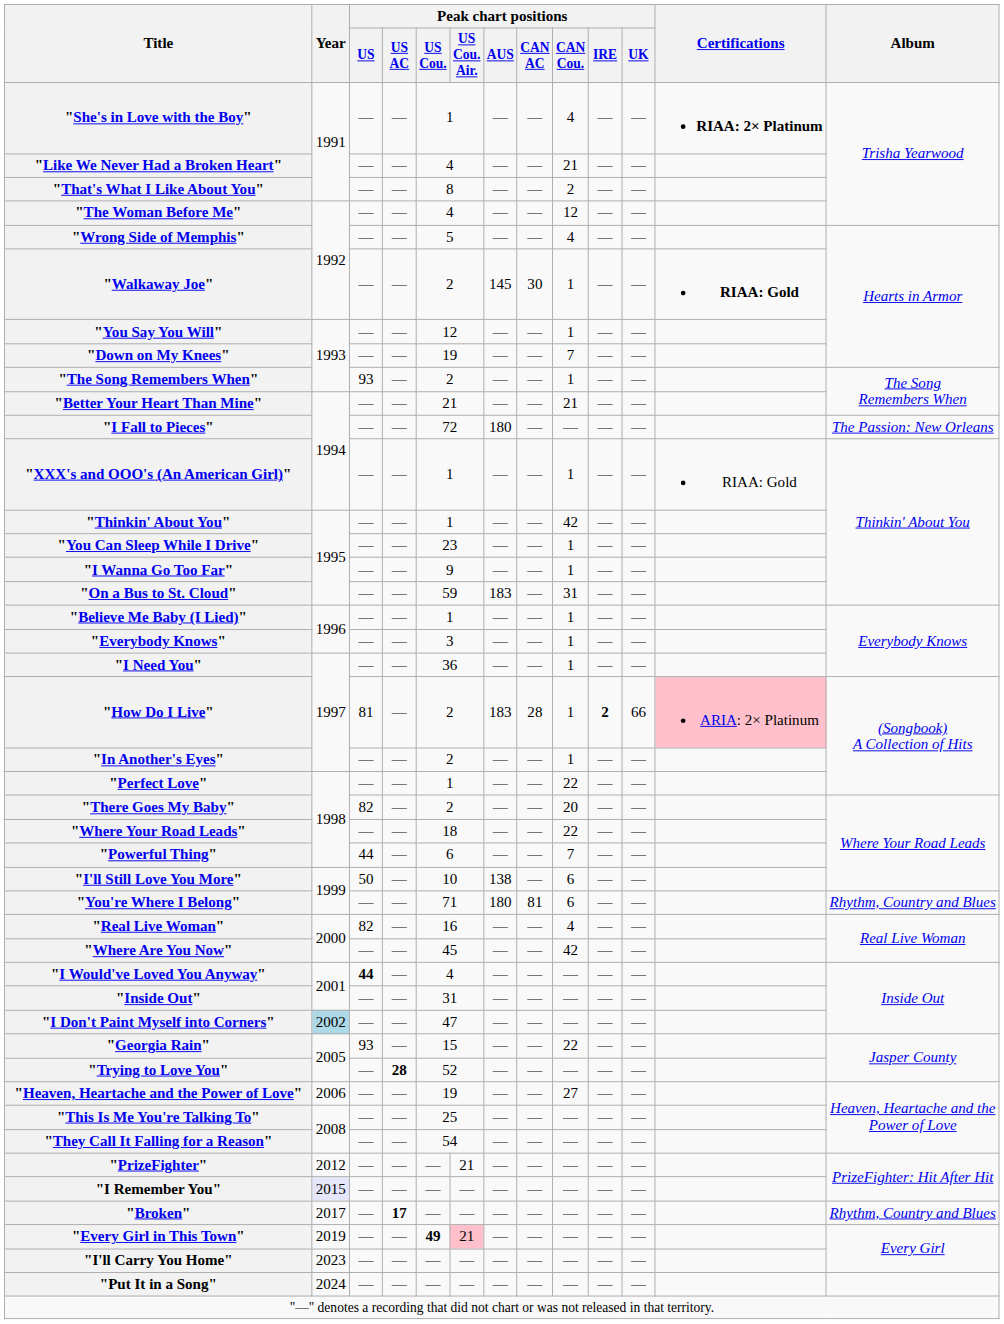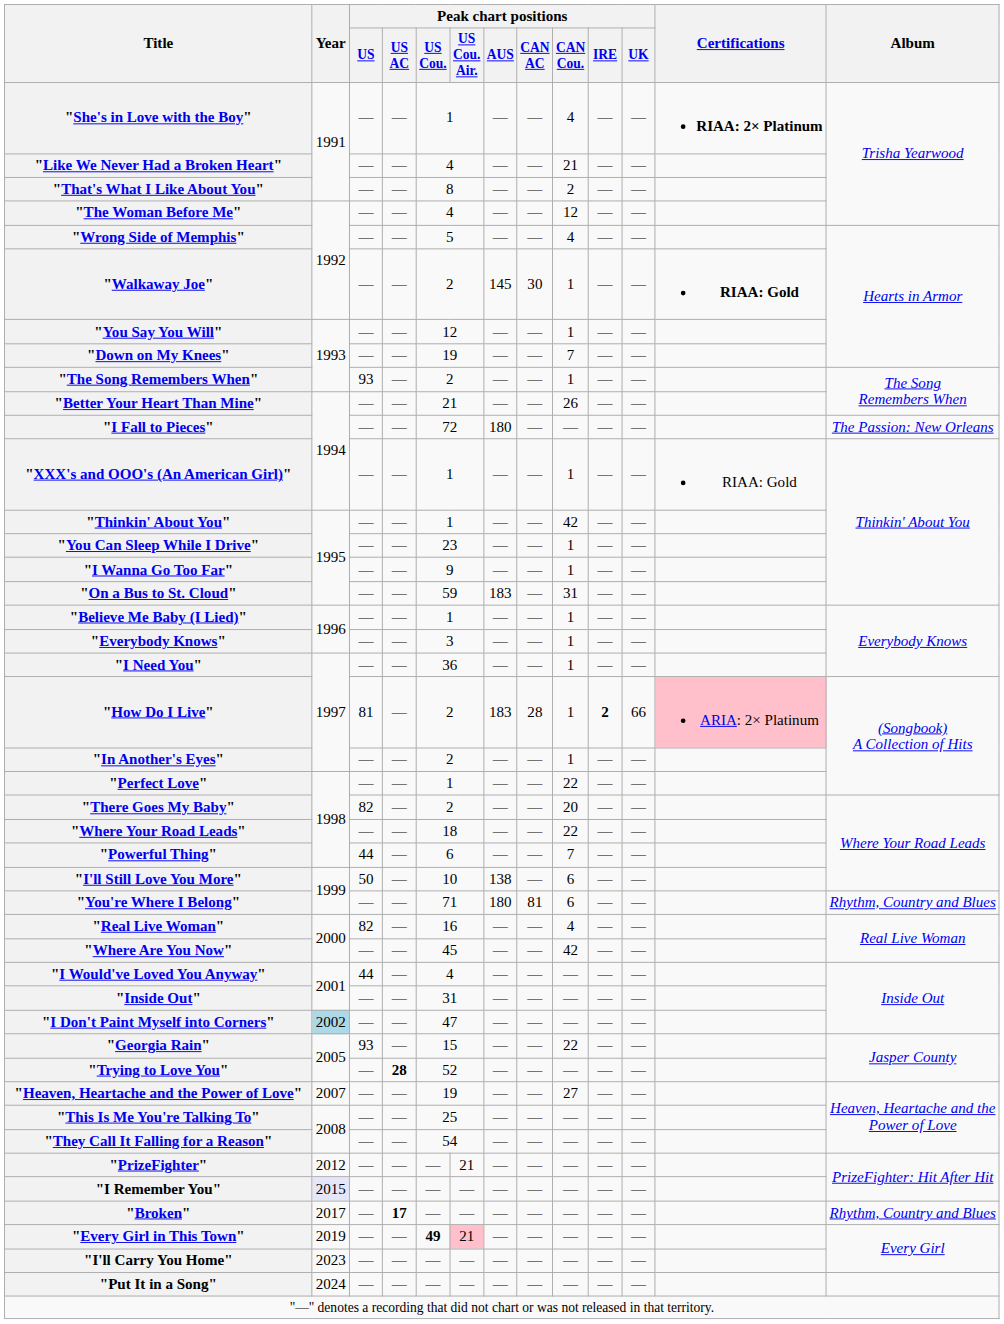(571, 403) 21 -> (571, 403) 26
(366, 974) bold -> (366, 974) normal
(331, 1093) 2006 -> (331, 1093) 2007
